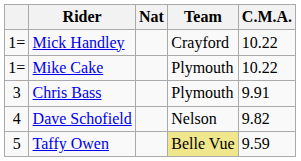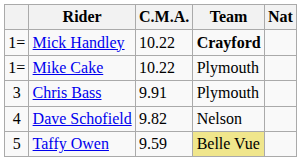columns swapped: (151, 17) <-> (267, 17)
(200, 42) normal -> (229, 42) bold
